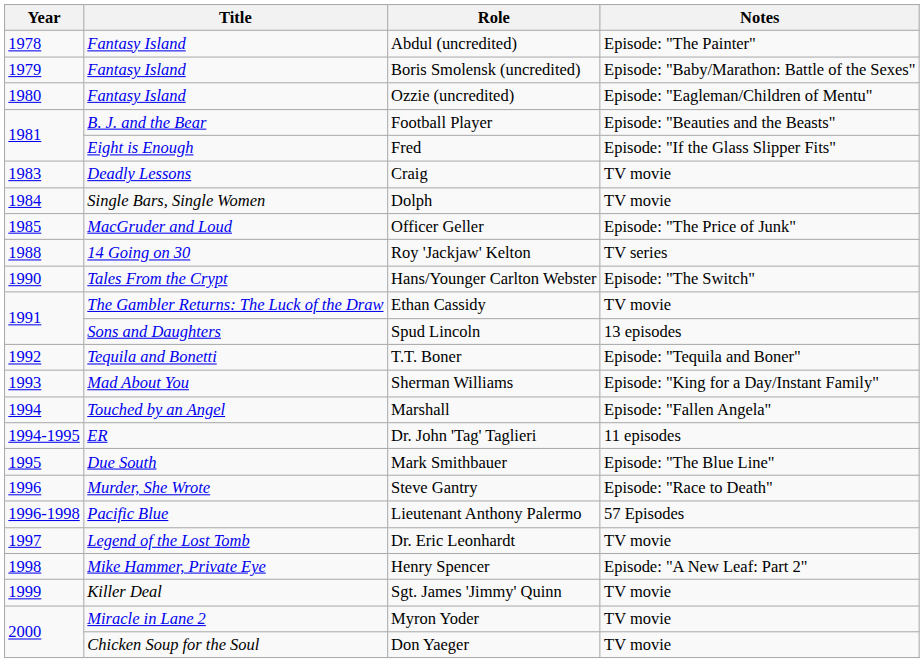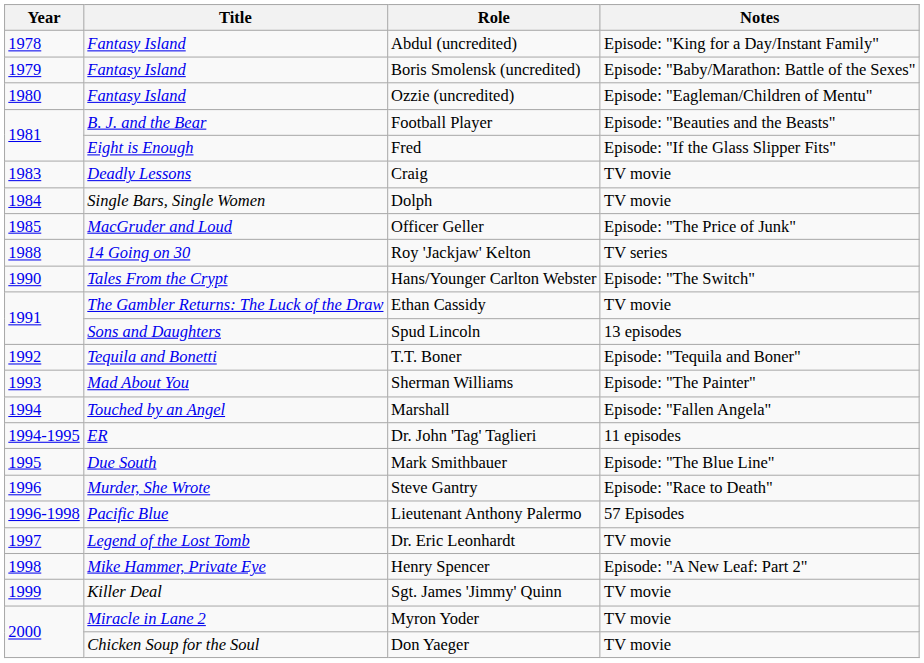(680, 43) Episode: "The Painter" -> (741, 43) Episode: "King for a Day/Instant Family"
(741, 383) Episode: "King for a Day/Instant Family" -> (680, 383) Episode: "The Painter"
